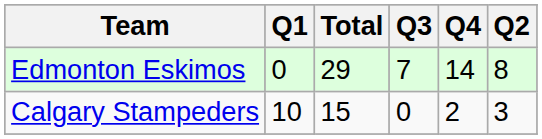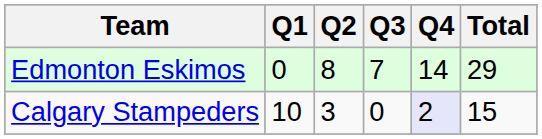columns swapped: (512, 26) <-> (352, 26)
(452, 112) no background -> (426, 112) lavender background
